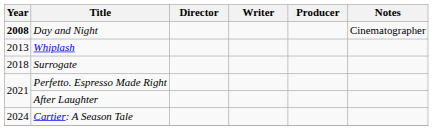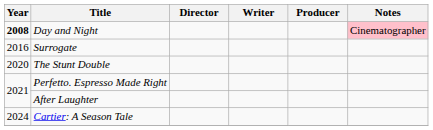(388, 30) no background -> (388, 30) pink background
- row: (54, 47)
(18, 64) 2018 -> (18, 47) 2016
+ row: (72, 64)
